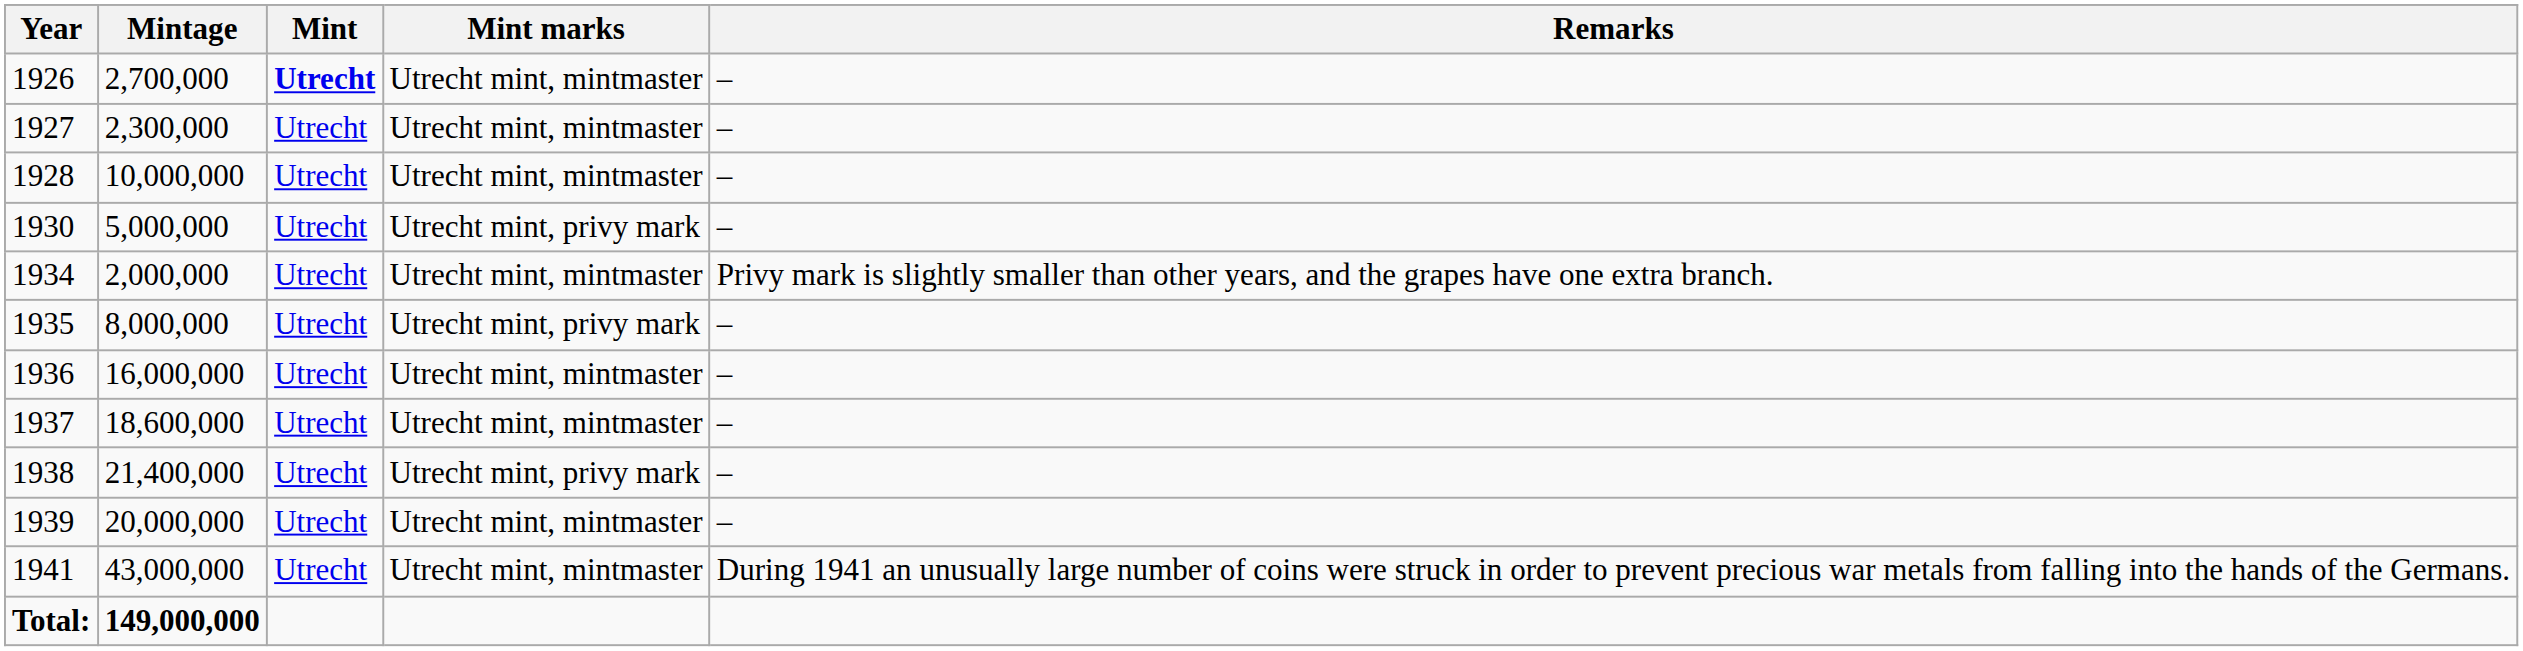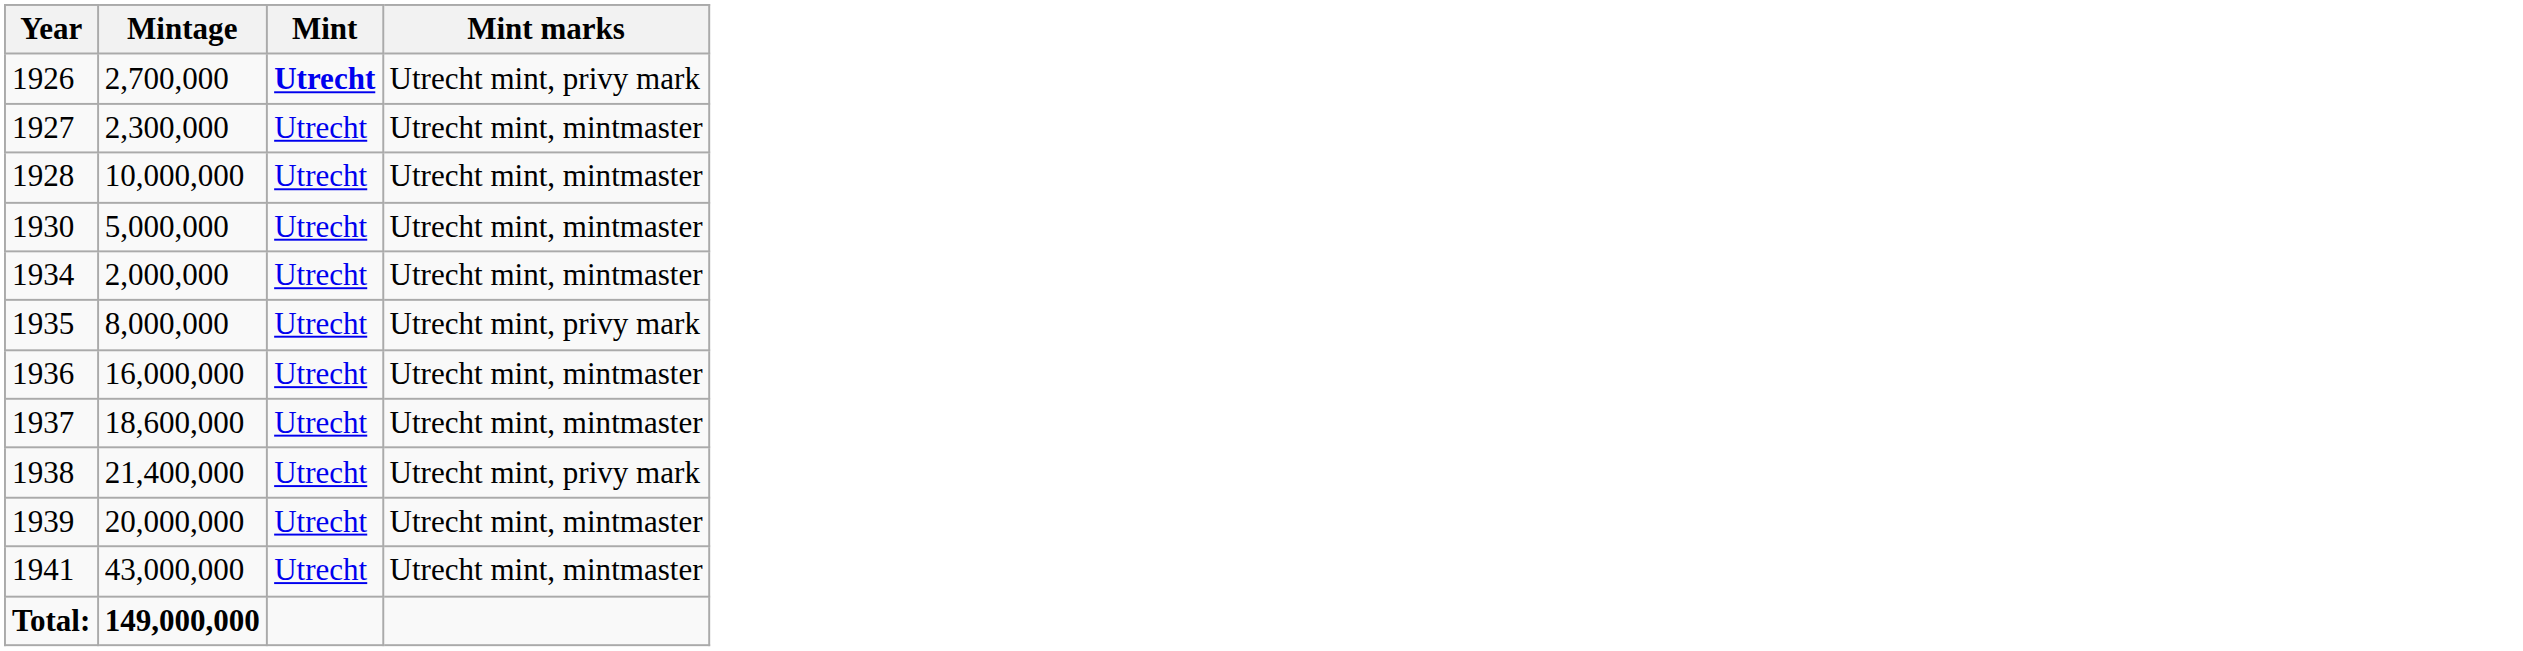- column: (1613, 29)
(546, 78) Utrecht mint, mintmaster -> (545, 78) Utrecht mint, privy mark
(545, 226) Utrecht mint, privy mark -> (546, 226) Utrecht mint, mintmaster
